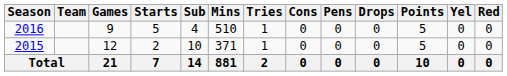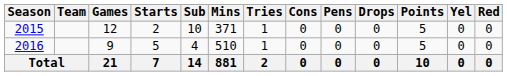rows swapped: (29, 46) <-> (29, 29)
